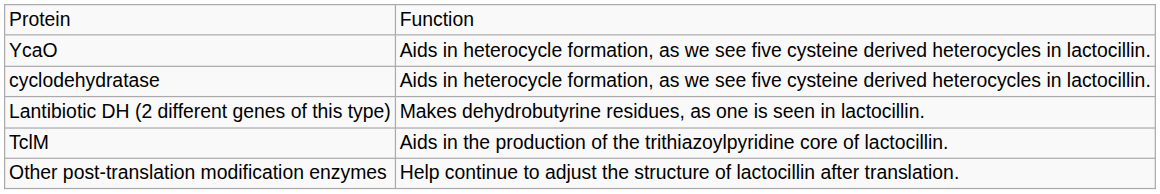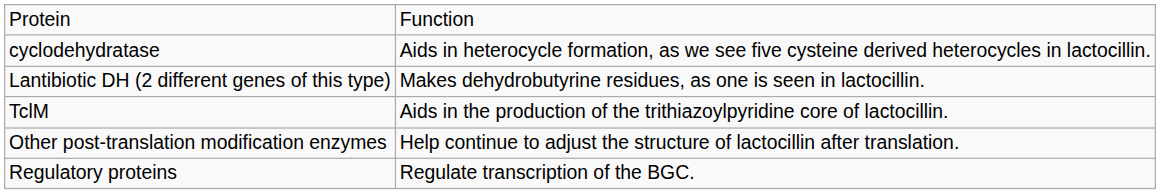- row: (33, 50)
+ row: (93, 173)
